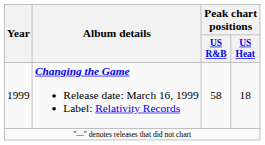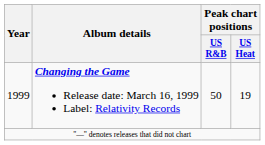(216, 95) 58 -> (216, 95) 50
(245, 95) 18 -> (245, 95) 19
